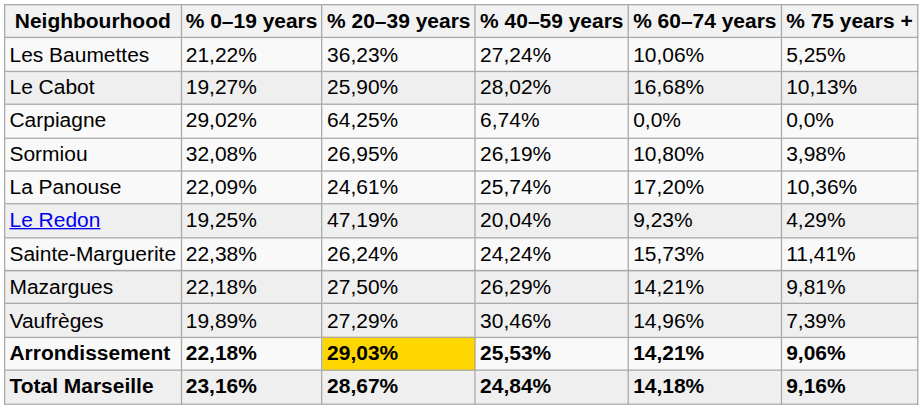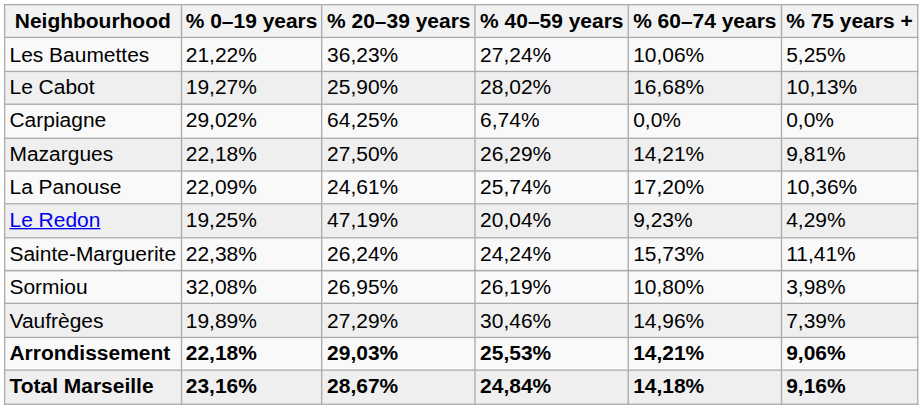rows swapped: (61, 287) <-> (49, 154)
(363, 353) gold background -> (363, 353) no background
